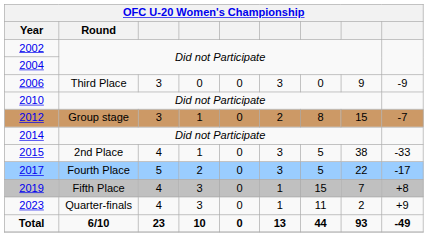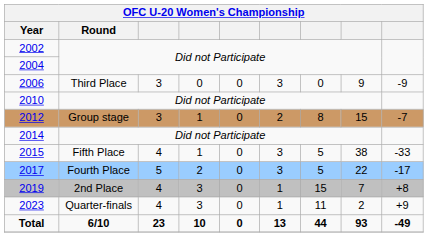(99, 153) 2nd Place -> (99, 153) Fifth Place
(99, 188) Fifth Place -> (99, 188) 2nd Place
